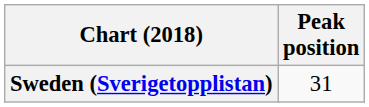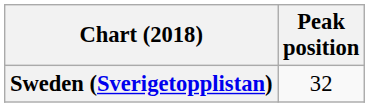(321, 83) 31 -> (321, 83) 32
